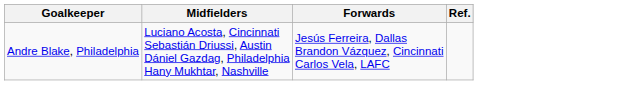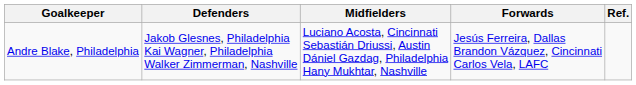+ column: (221, 13)
